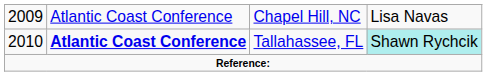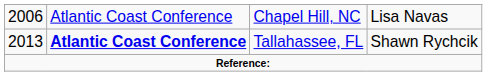(26, 16) 2009 -> (26, 16) 2006
(26, 41) 2010 -> (26, 41) 2013
(424, 41) paleturquoise background -> (424, 41) no background
